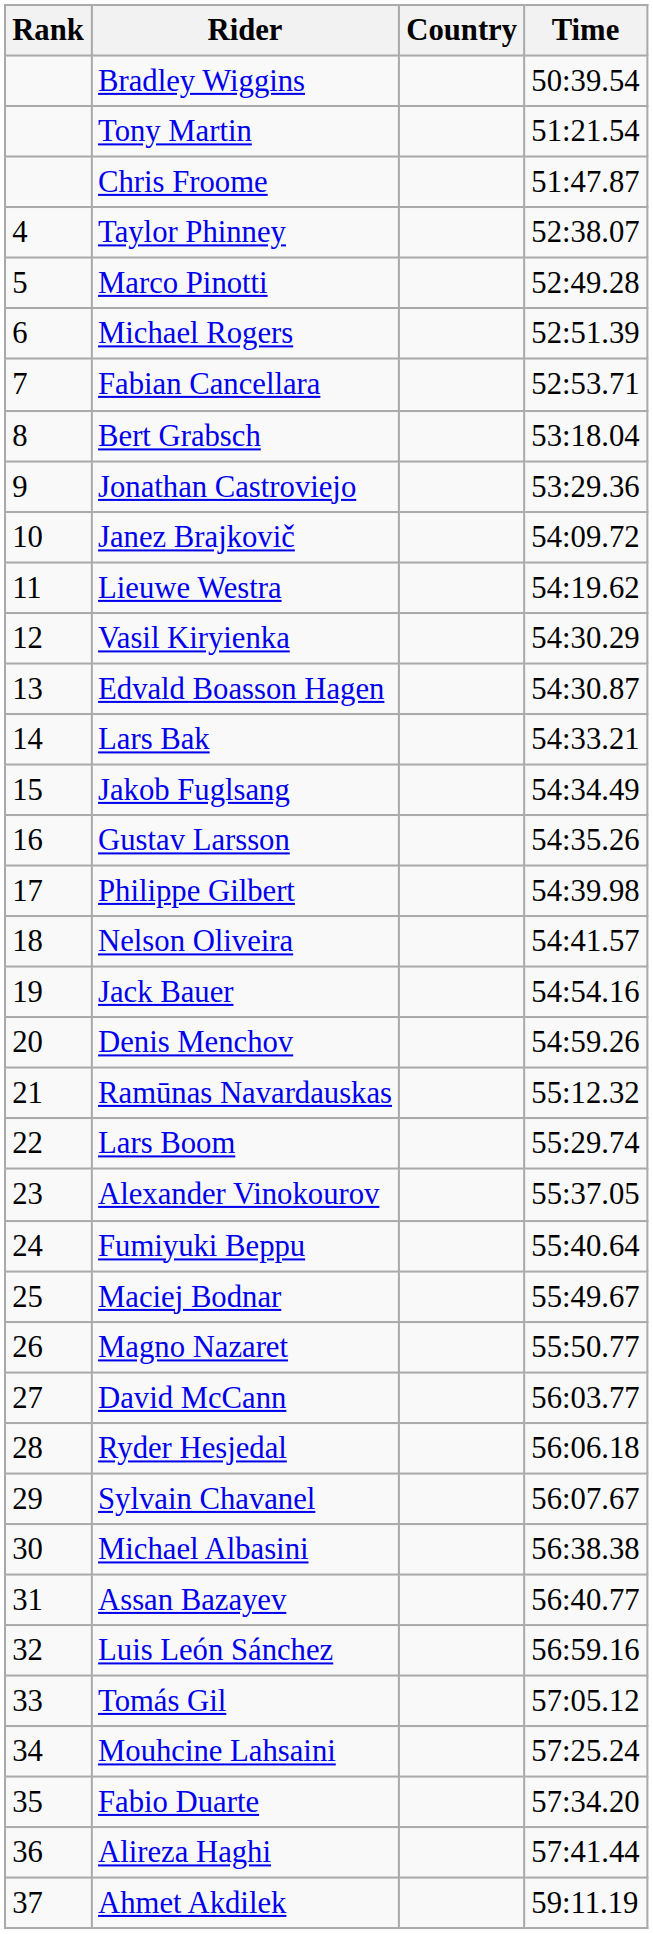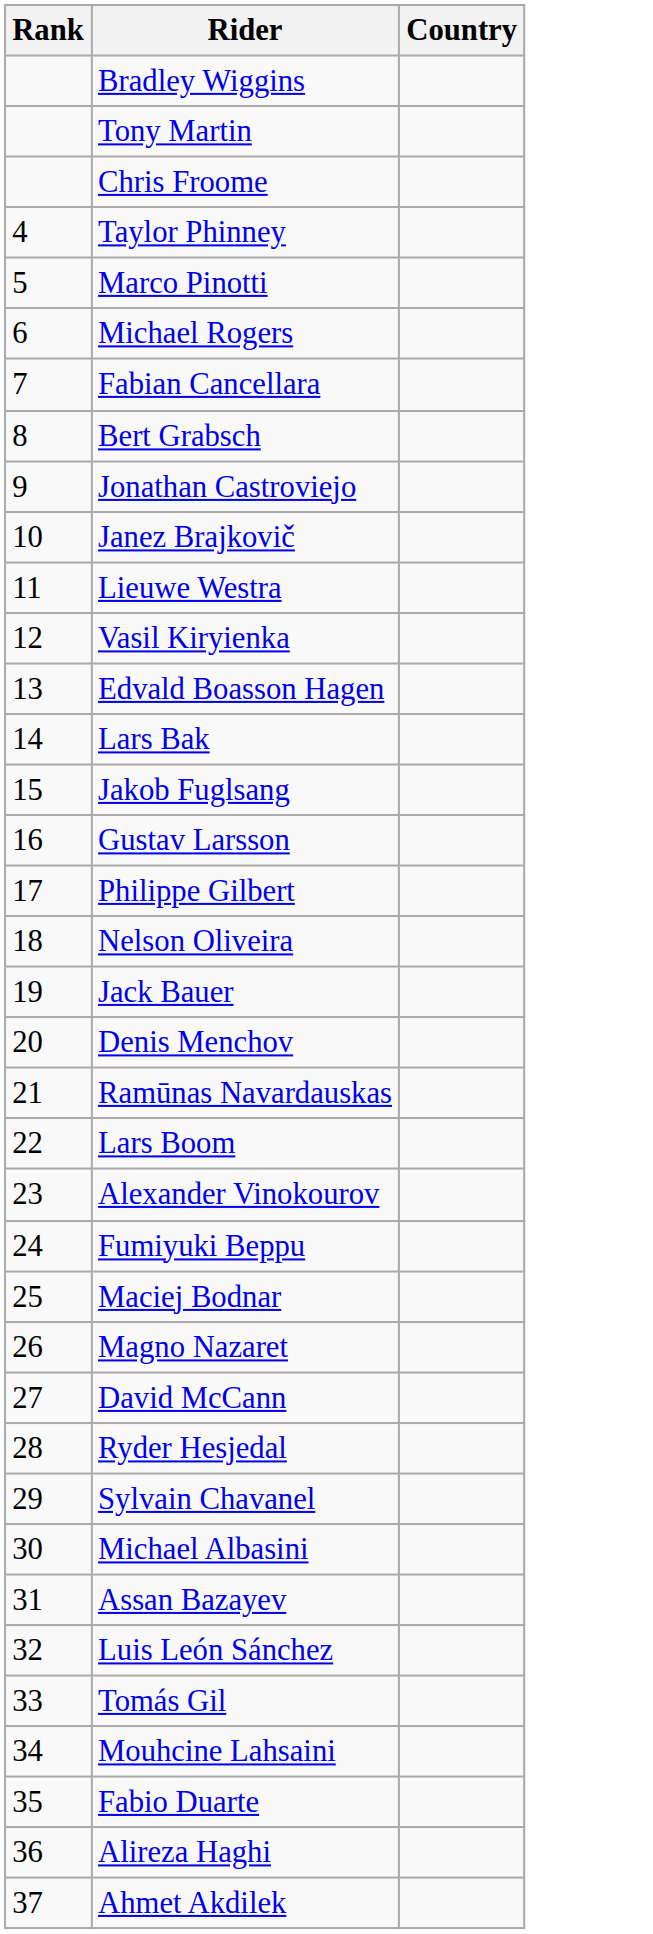- column: (585, 30)
